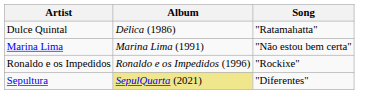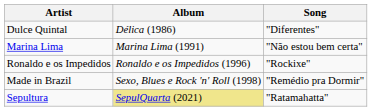(286, 30) "Ratamahatta" -> (293, 30) "Diferentes"
+ row: (39, 81)
(282, 81) "Diferentes" -> (297, 98) "Ratamahatta"
